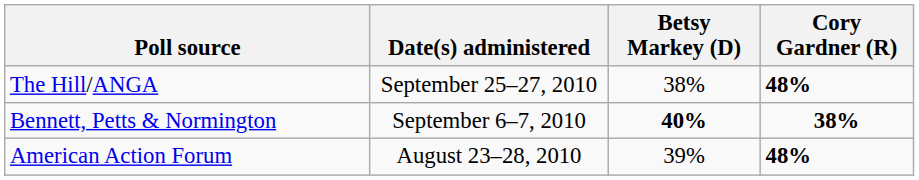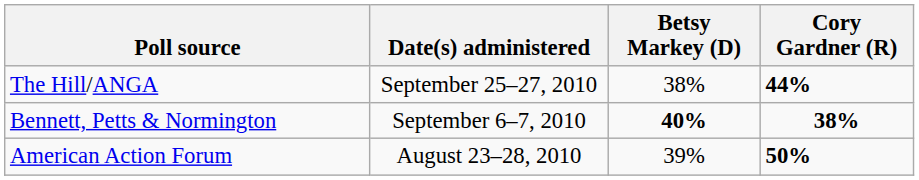(788, 84) 48% -> (788, 84) 44%
(788, 156) 48% -> (788, 156) 50%
